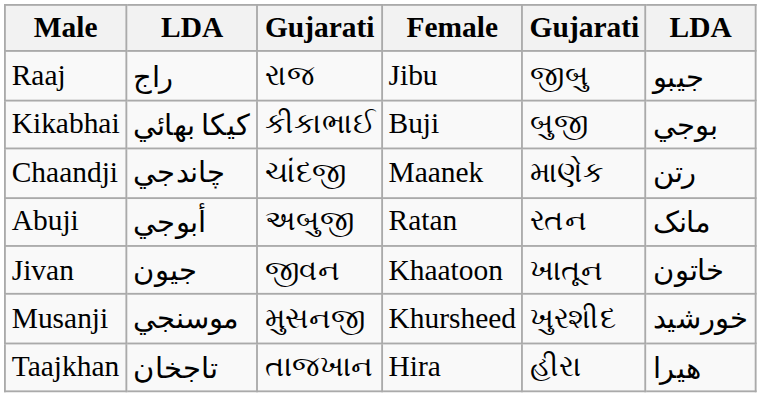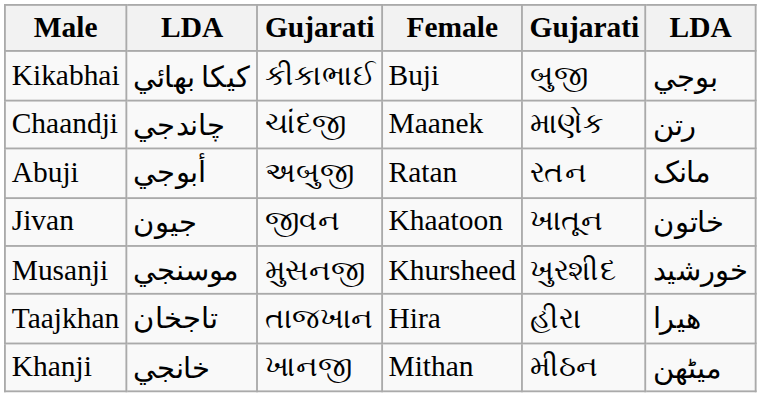- row: (39, 75)
+ row: (52, 366)
